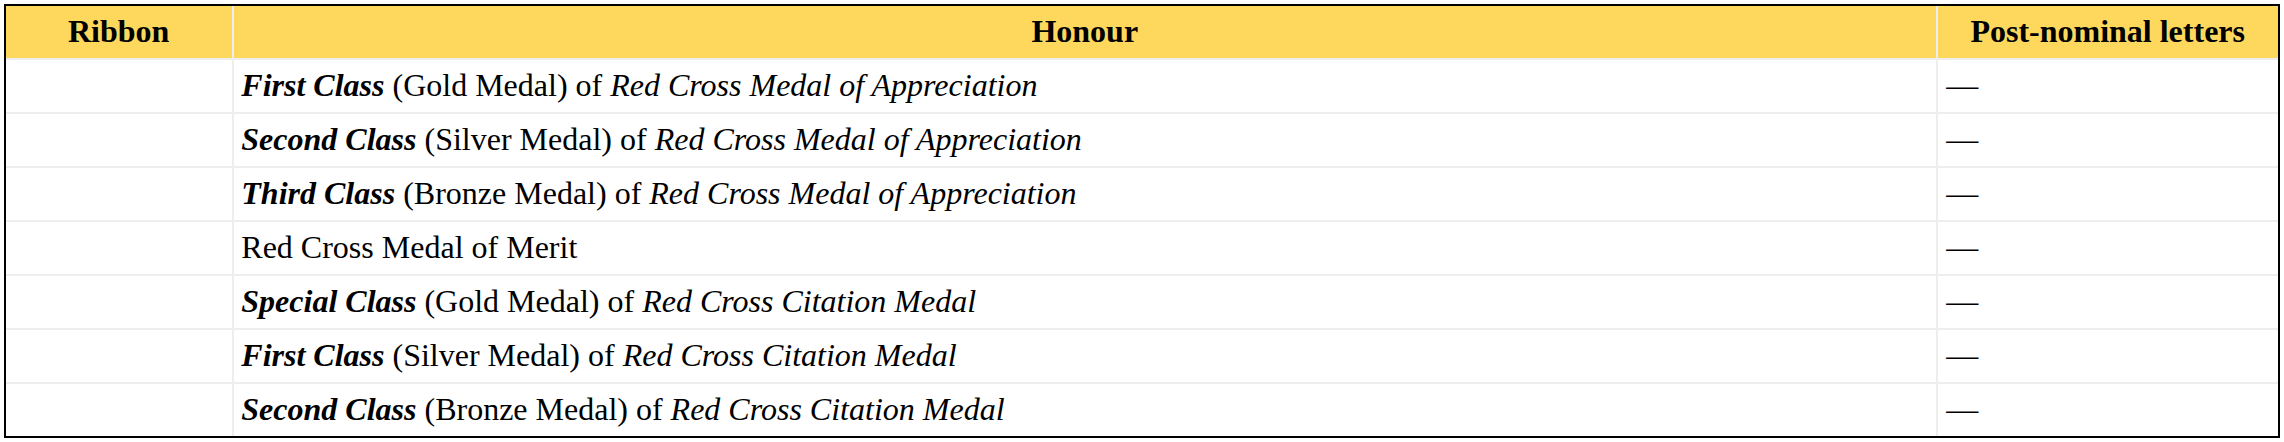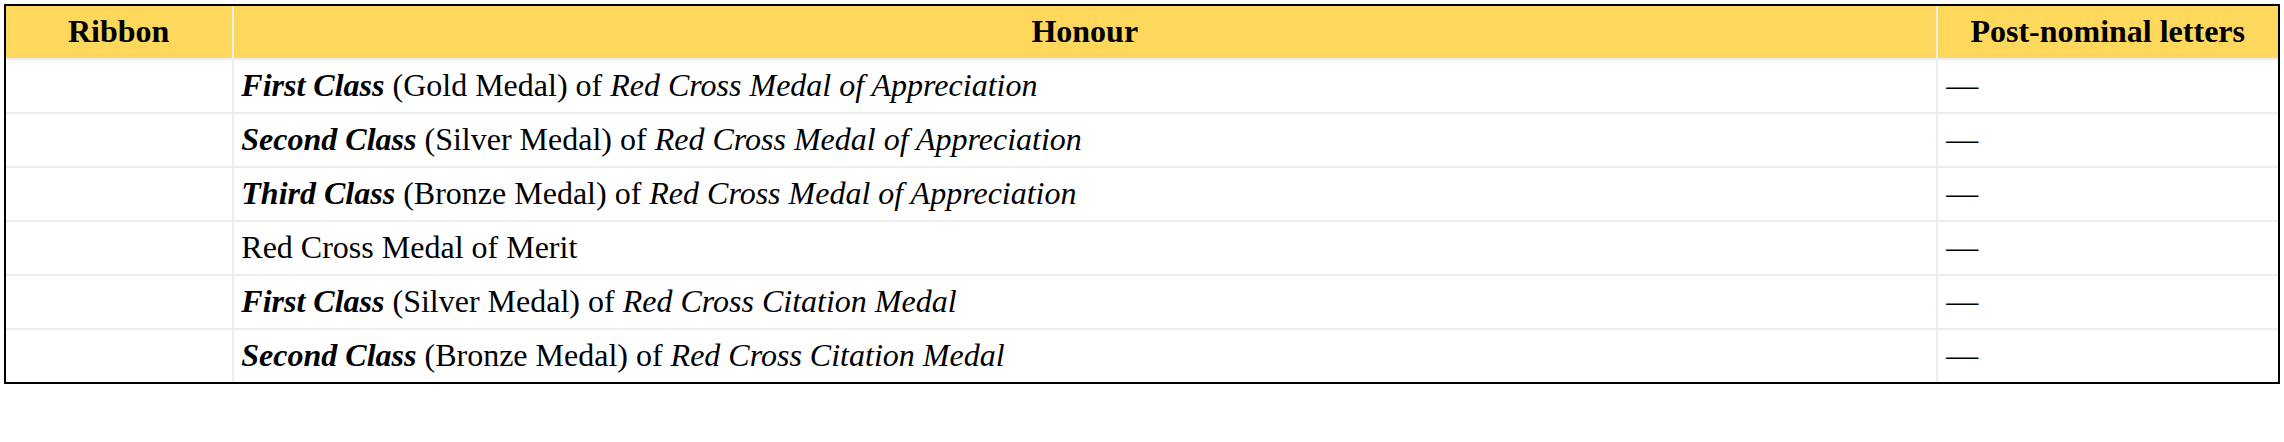- row: (609, 301)
